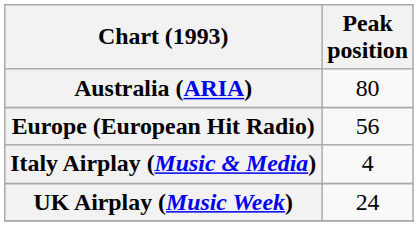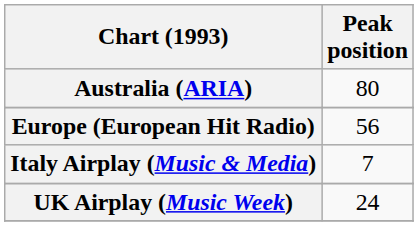(368, 163) 4 -> (368, 163) 7
